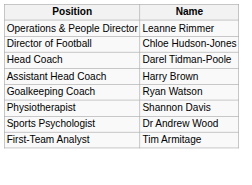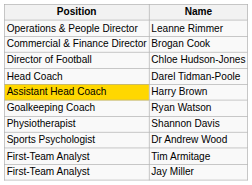+ row: (181, 44)
(57, 76) no background -> (57, 92) gold background
+ row: (173, 172)
